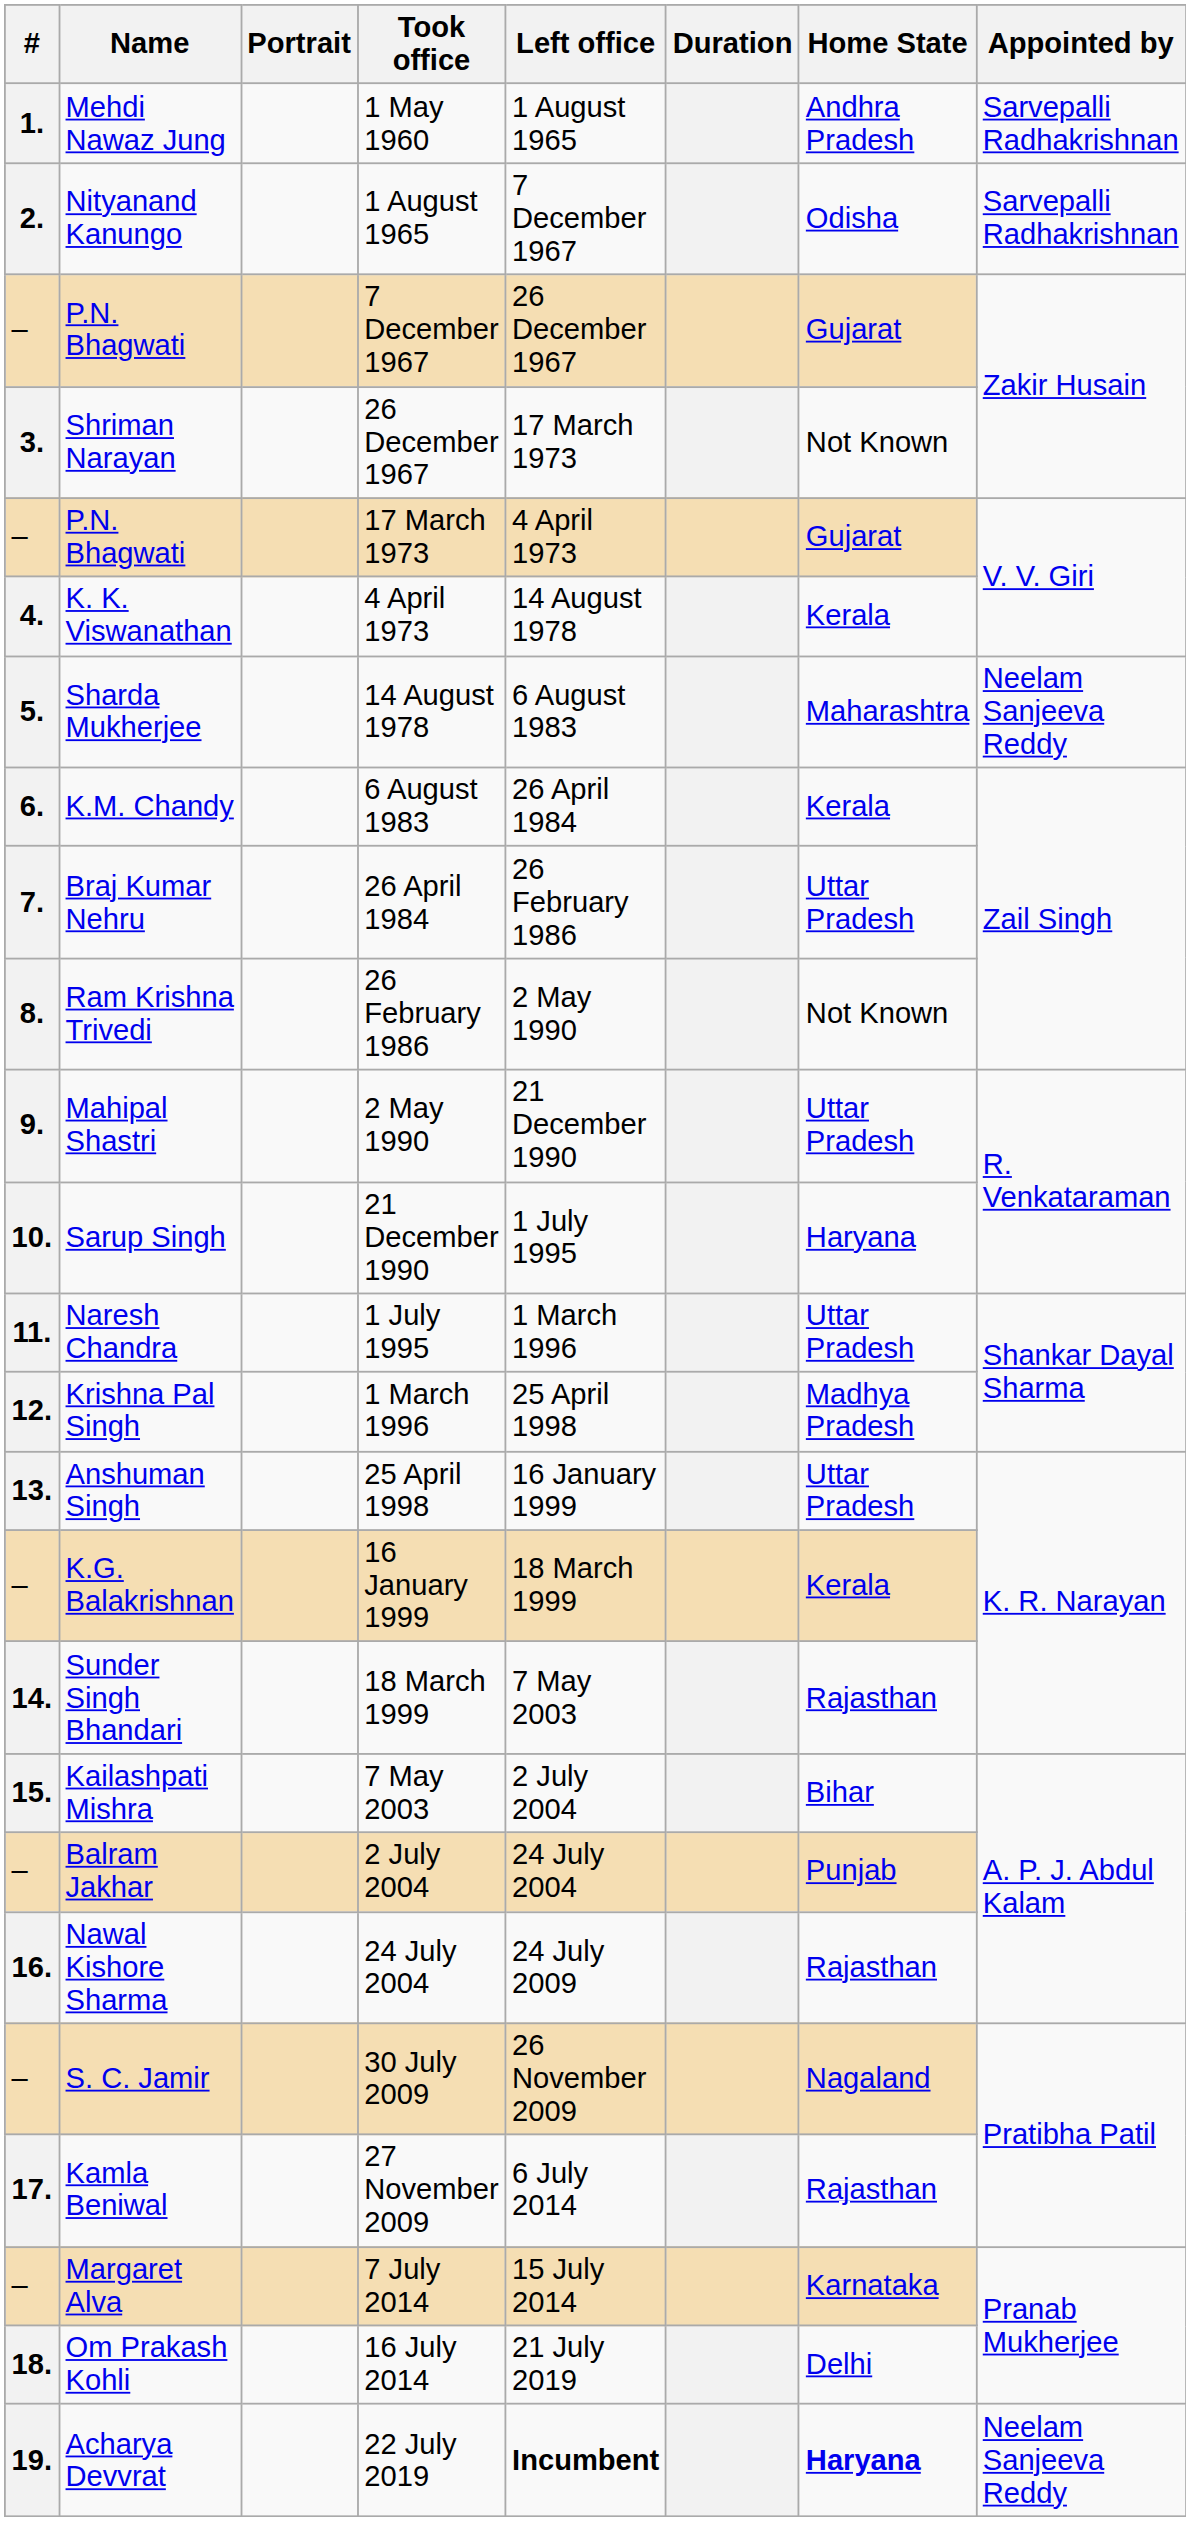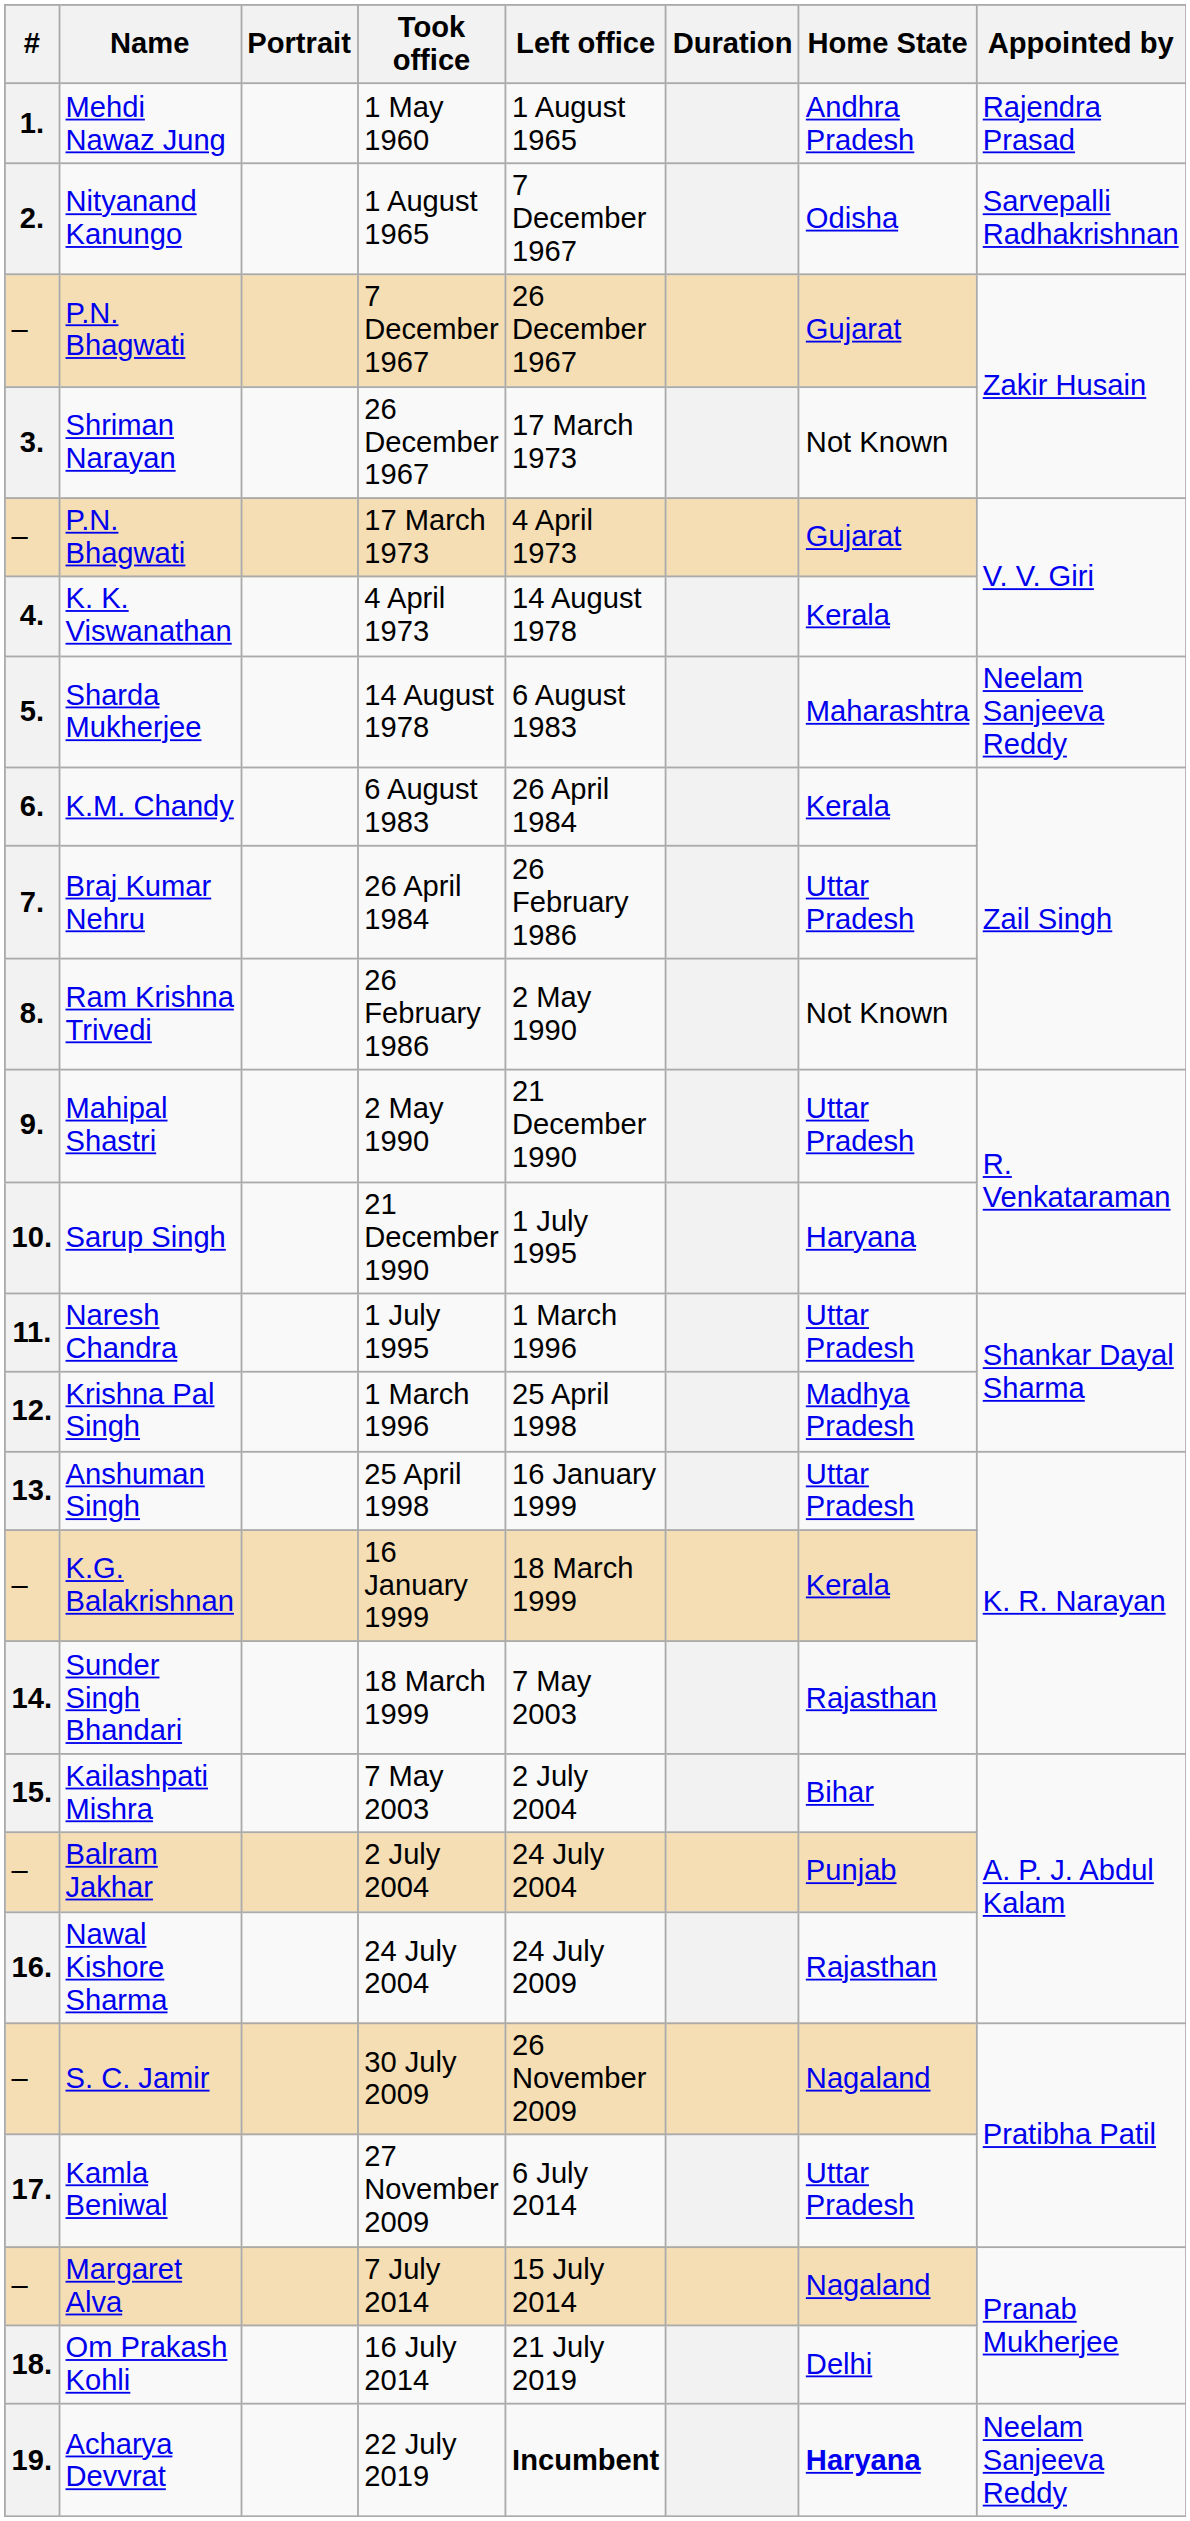(1081, 122) Sarvepalli Radhakrishnan -> (1042, 122) Rajendra Prasad
(871, 2190) Rajasthan -> (860, 2190) Uttar Pradesh
(872, 2285) Karnataka -> (868, 2285) Nagaland
